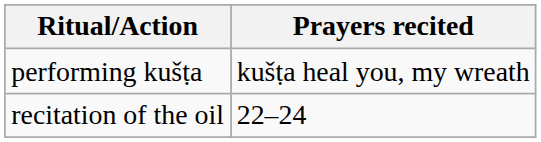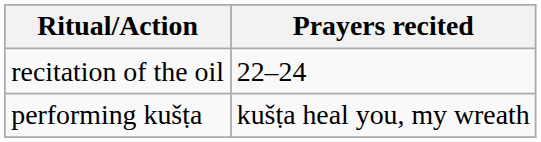rows swapped: (118, 114) <-> (107, 70)
